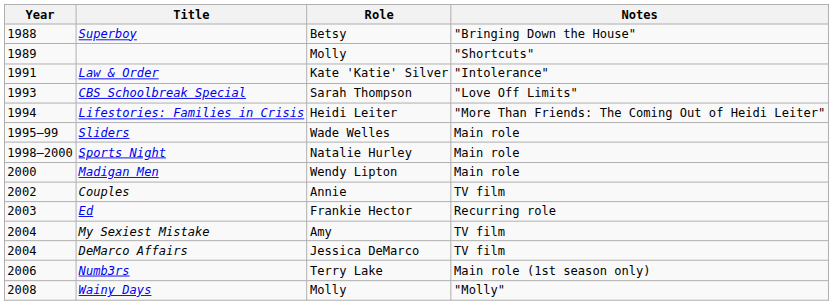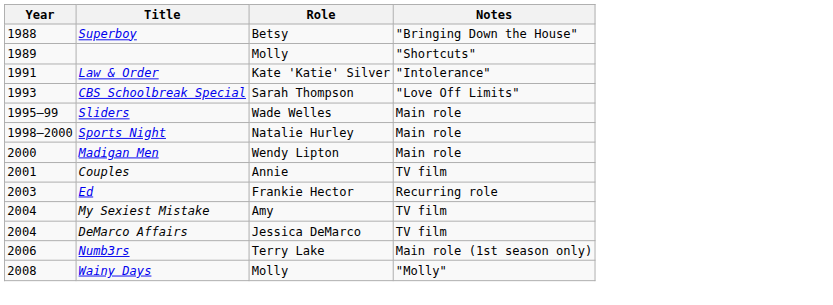- row: (191, 113)
(22, 192) 2002 -> (22, 172) 2001
